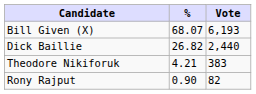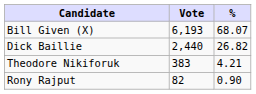columns swapped: (228, 13) <-> (187, 13)
